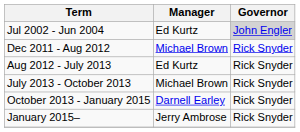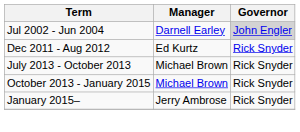(177, 30) Ed Kurtz -> (190, 30) Darnell Earley
(192, 48) Michael Brown -> (177, 48) Ed Kurtz
- row: (59, 65)
(190, 100) Darnell Earley -> (192, 83) Michael Brown
